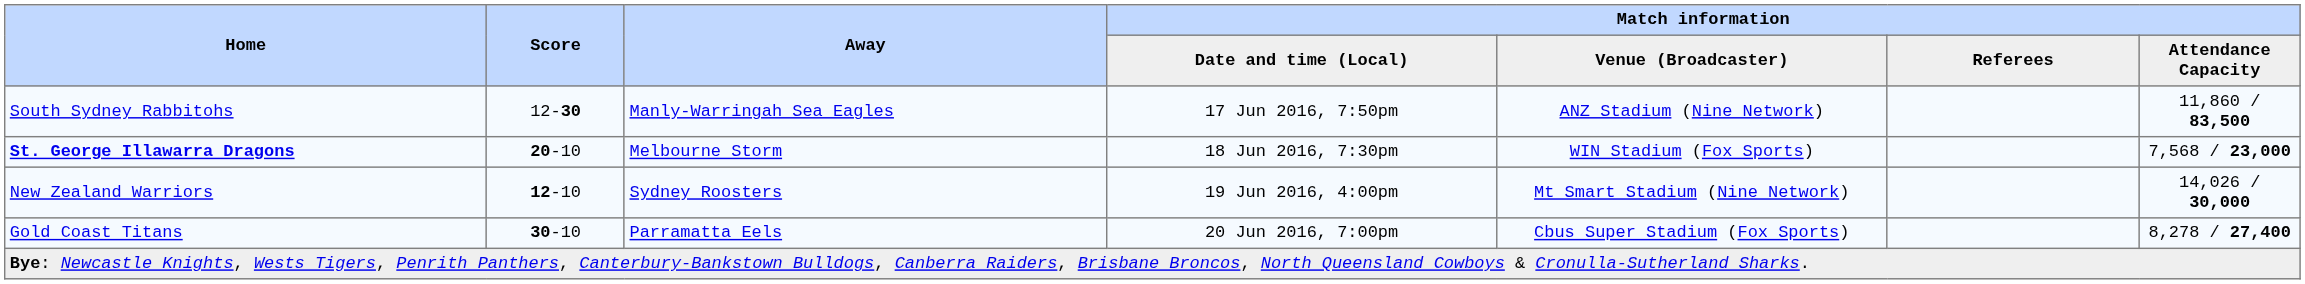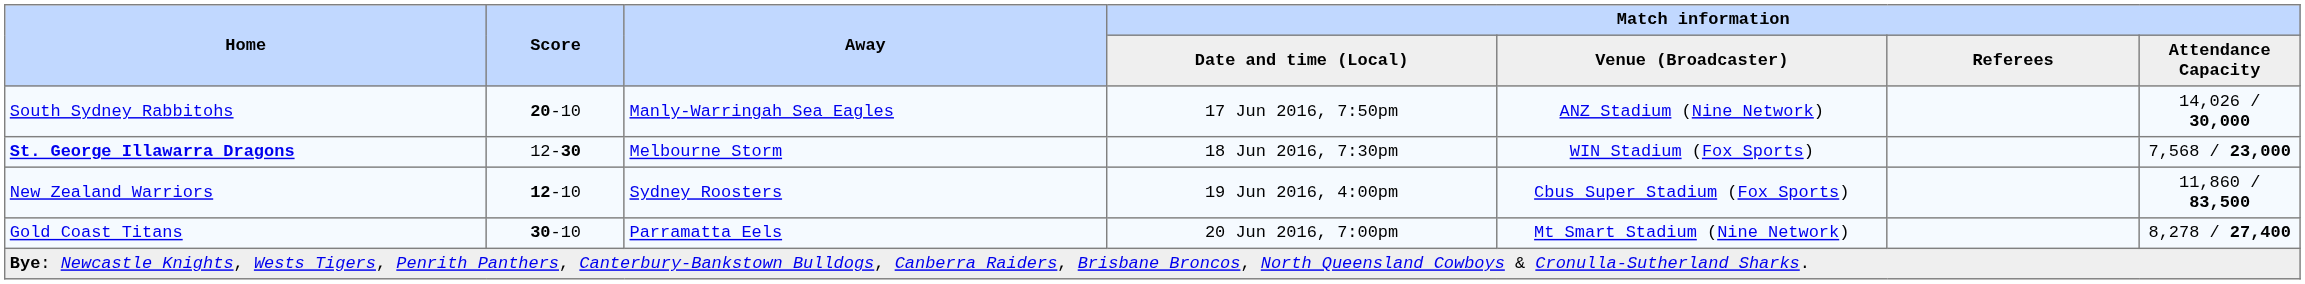(556, 111) 12-30 -> (556, 111) 20-10
(2220, 111) 11,860 / 83,500 -> (2220, 111) 14,026 / 30,000
(556, 152) 20-10 -> (556, 152) 12-30
(1692, 193) Mt Smart Stadium (Nine Network) -> (1692, 193) Cbus Super Stadium (Fox Sports)
(2220, 193) 14,026 / 30,000 -> (2220, 193) 11,860 / 83,500
(1692, 233) Cbus Super Stadium (Fox Sports) -> (1692, 233) Mt Smart Stadium (Nine Network)
